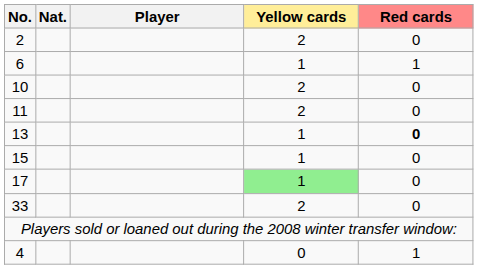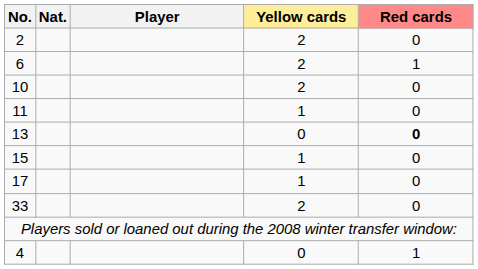(301, 64) 1 -> (301, 64) 2
(301, 111) 2 -> (301, 111) 1
(301, 134) 1 -> (301, 134) 0
(301, 182) lightgreen background -> (301, 182) no background
